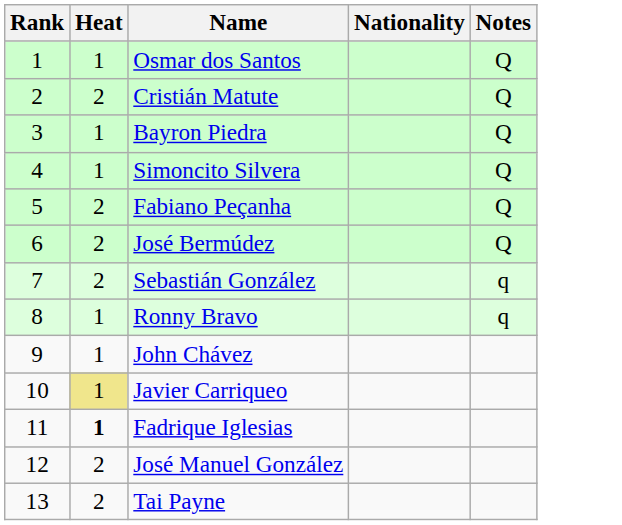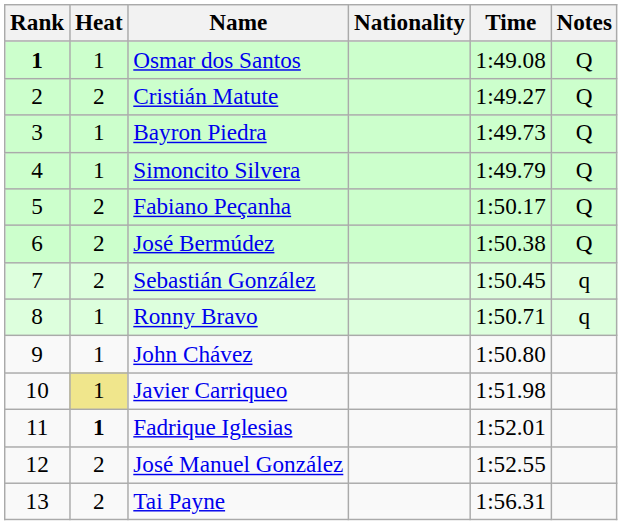+ column: (511, 22)
(37, 59) normal -> (37, 59) bold
